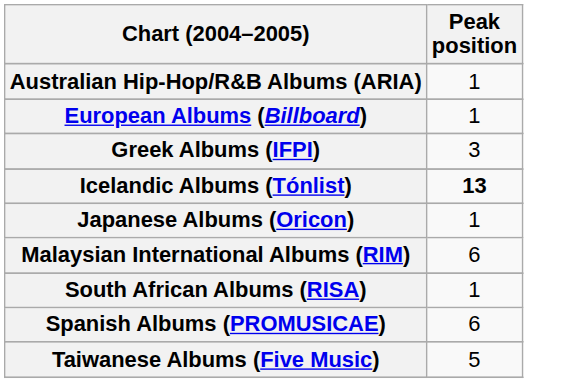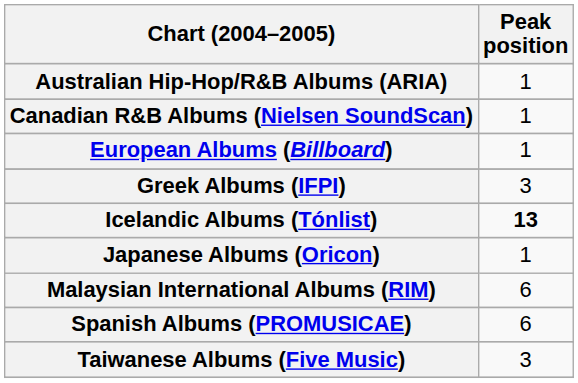+ row: (241, 116)
- row: (216, 289)
(474, 359) 5 -> (526, 359) 3
